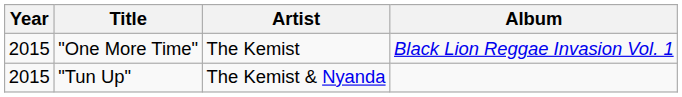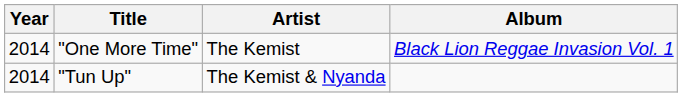(29, 48) 2015 -> (29, 48) 2014
(29, 77) 2015 -> (29, 77) 2014
